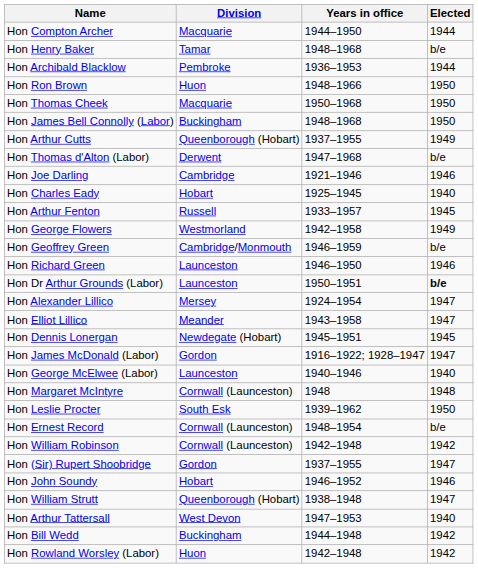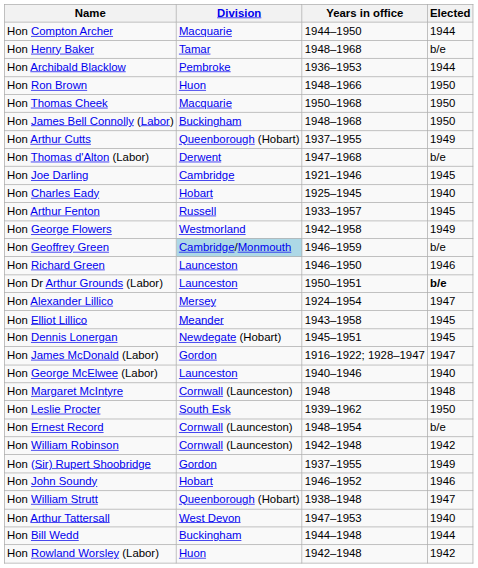(443, 175) 1946 -> (443, 175) 1945
(235, 247) no background -> (235, 247) lightblue background
(443, 319) 1947 -> (443, 319) 1945
(443, 463) 1947 -> (443, 463) 1949
(443, 535) 1942 -> (443, 535) 1944
